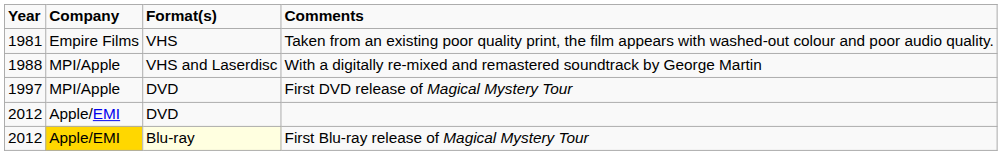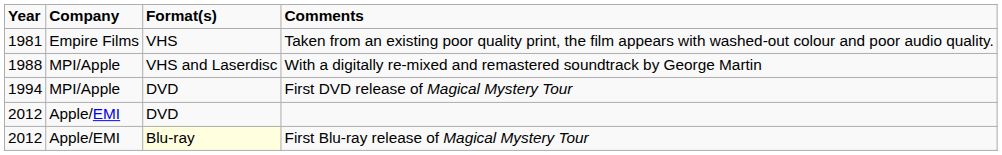(25, 89) 1997 -> (25, 89) 1994
(85, 138) gold background -> (85, 138) no background
